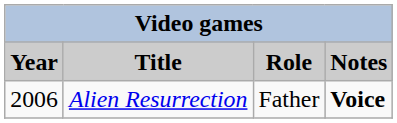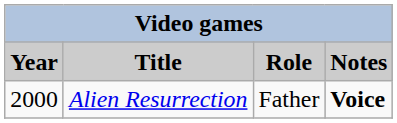(34, 99) 2006 -> (34, 99) 2000
